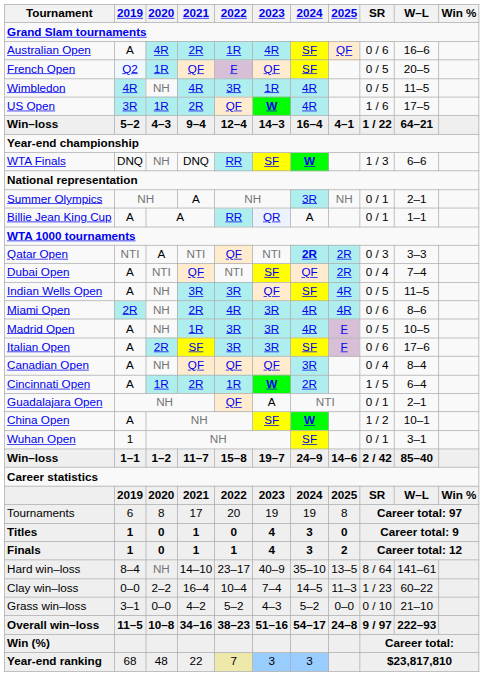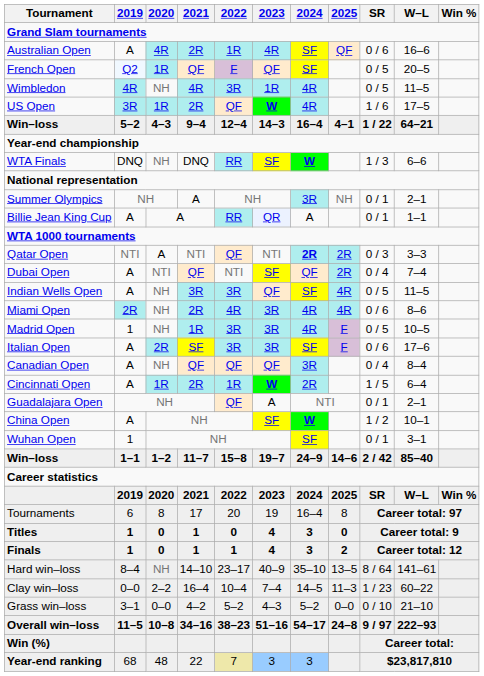(130, 328) A -> (130, 328) 1
(310, 513) 19 -> (310, 513) 16–4
